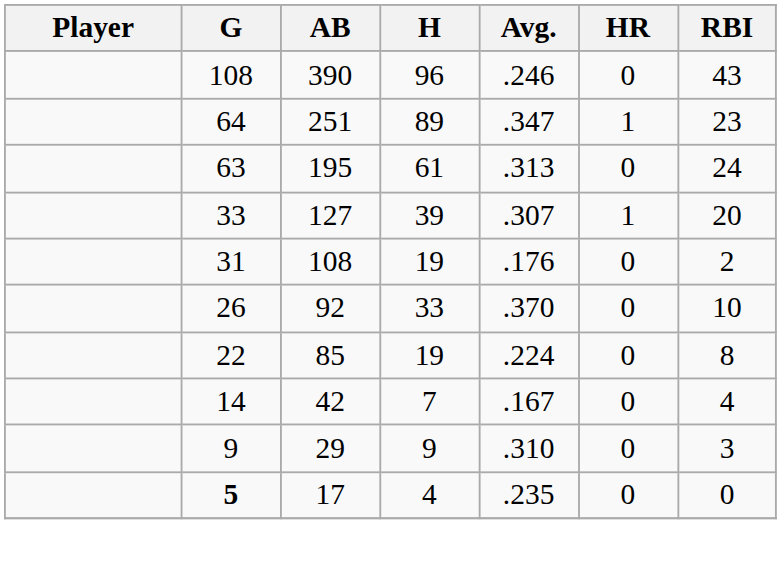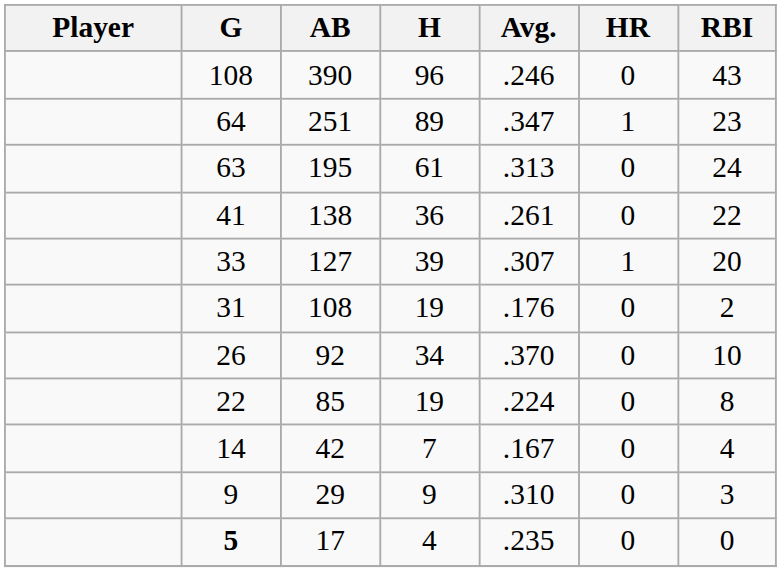+ row: (330, 214)
(429, 307) 33 -> (429, 354) 34
